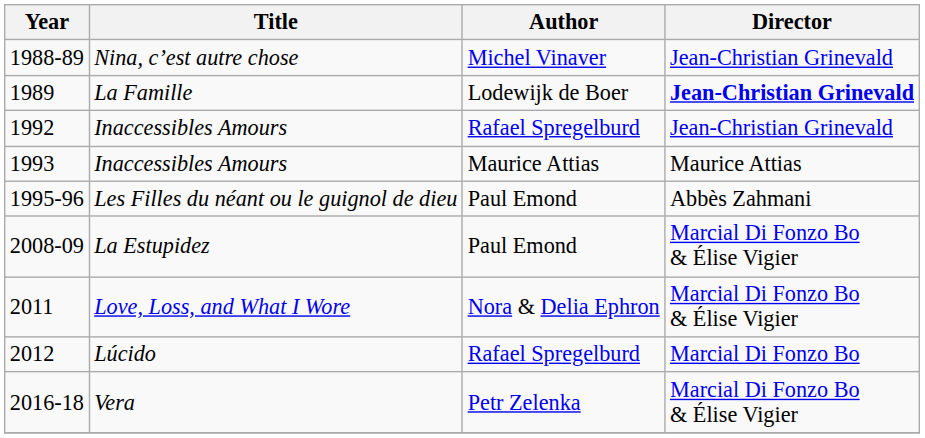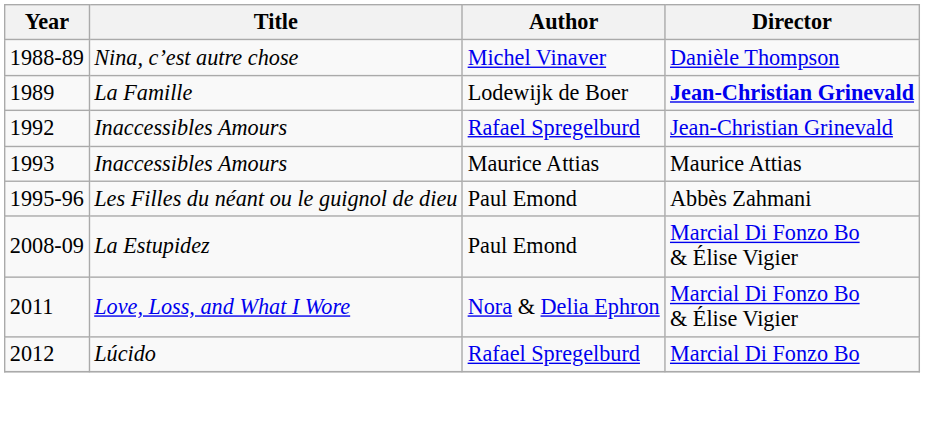(781, 57) Jean-Christian Grinevald -> (755, 57) Danièle Thompson
- row: (47, 402)
